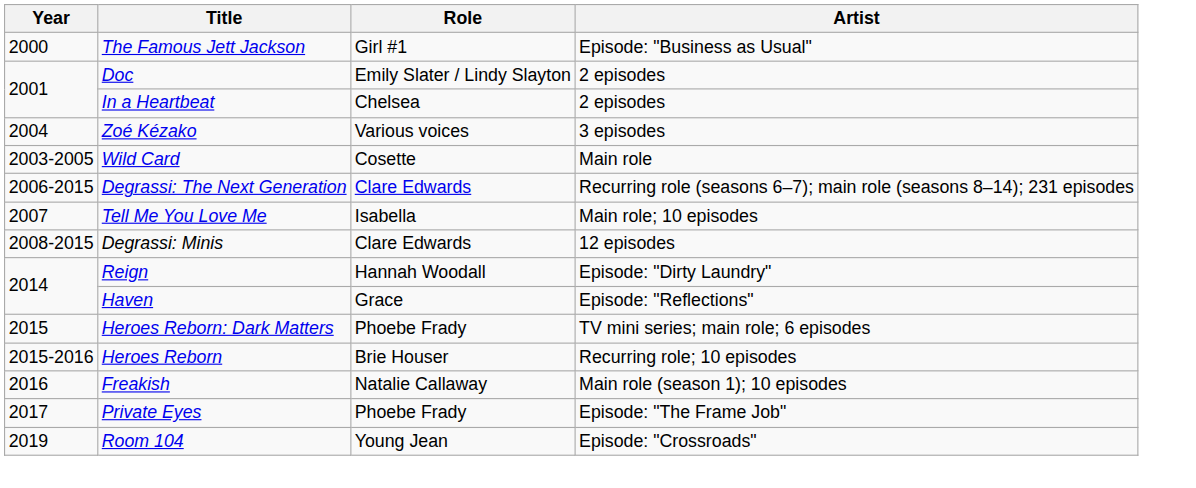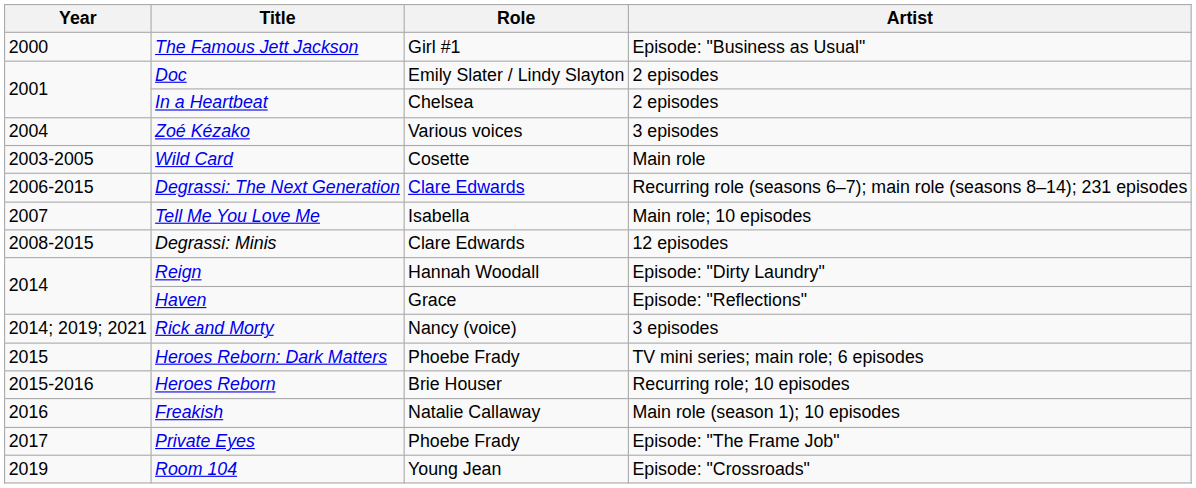+ row: (214, 328)
